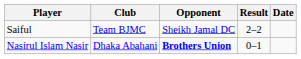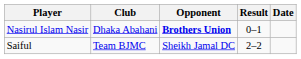rows swapped: (19, 29) <-> (47, 45)
